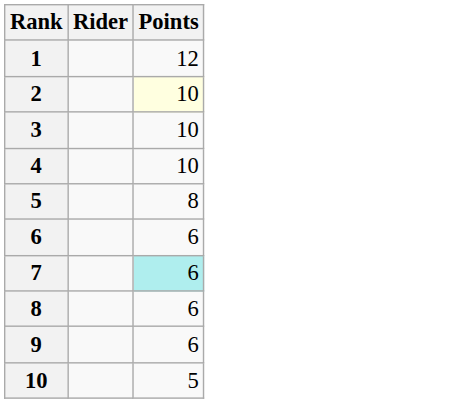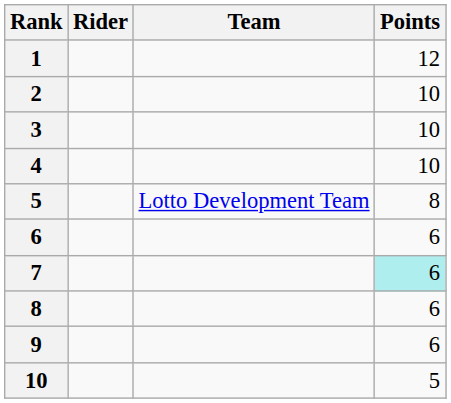+ column: (254, 22)
(187, 93) lightyellow background -> (429, 93) no background
